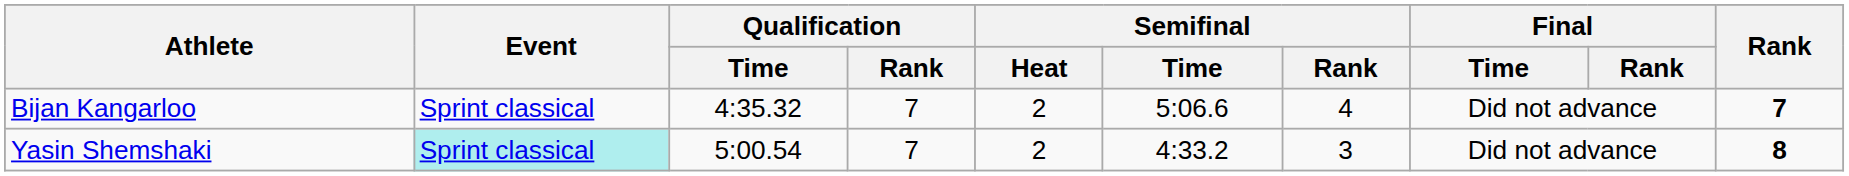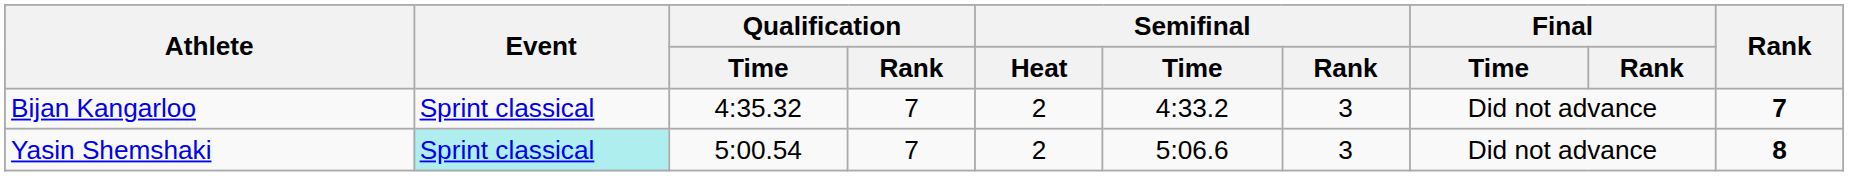(1192, 109) 5:06.6 -> (1192, 109) 4:33.2
(1345, 109) 4 -> (1345, 109) 3
(1192, 150) 4:33.2 -> (1192, 150) 5:06.6
